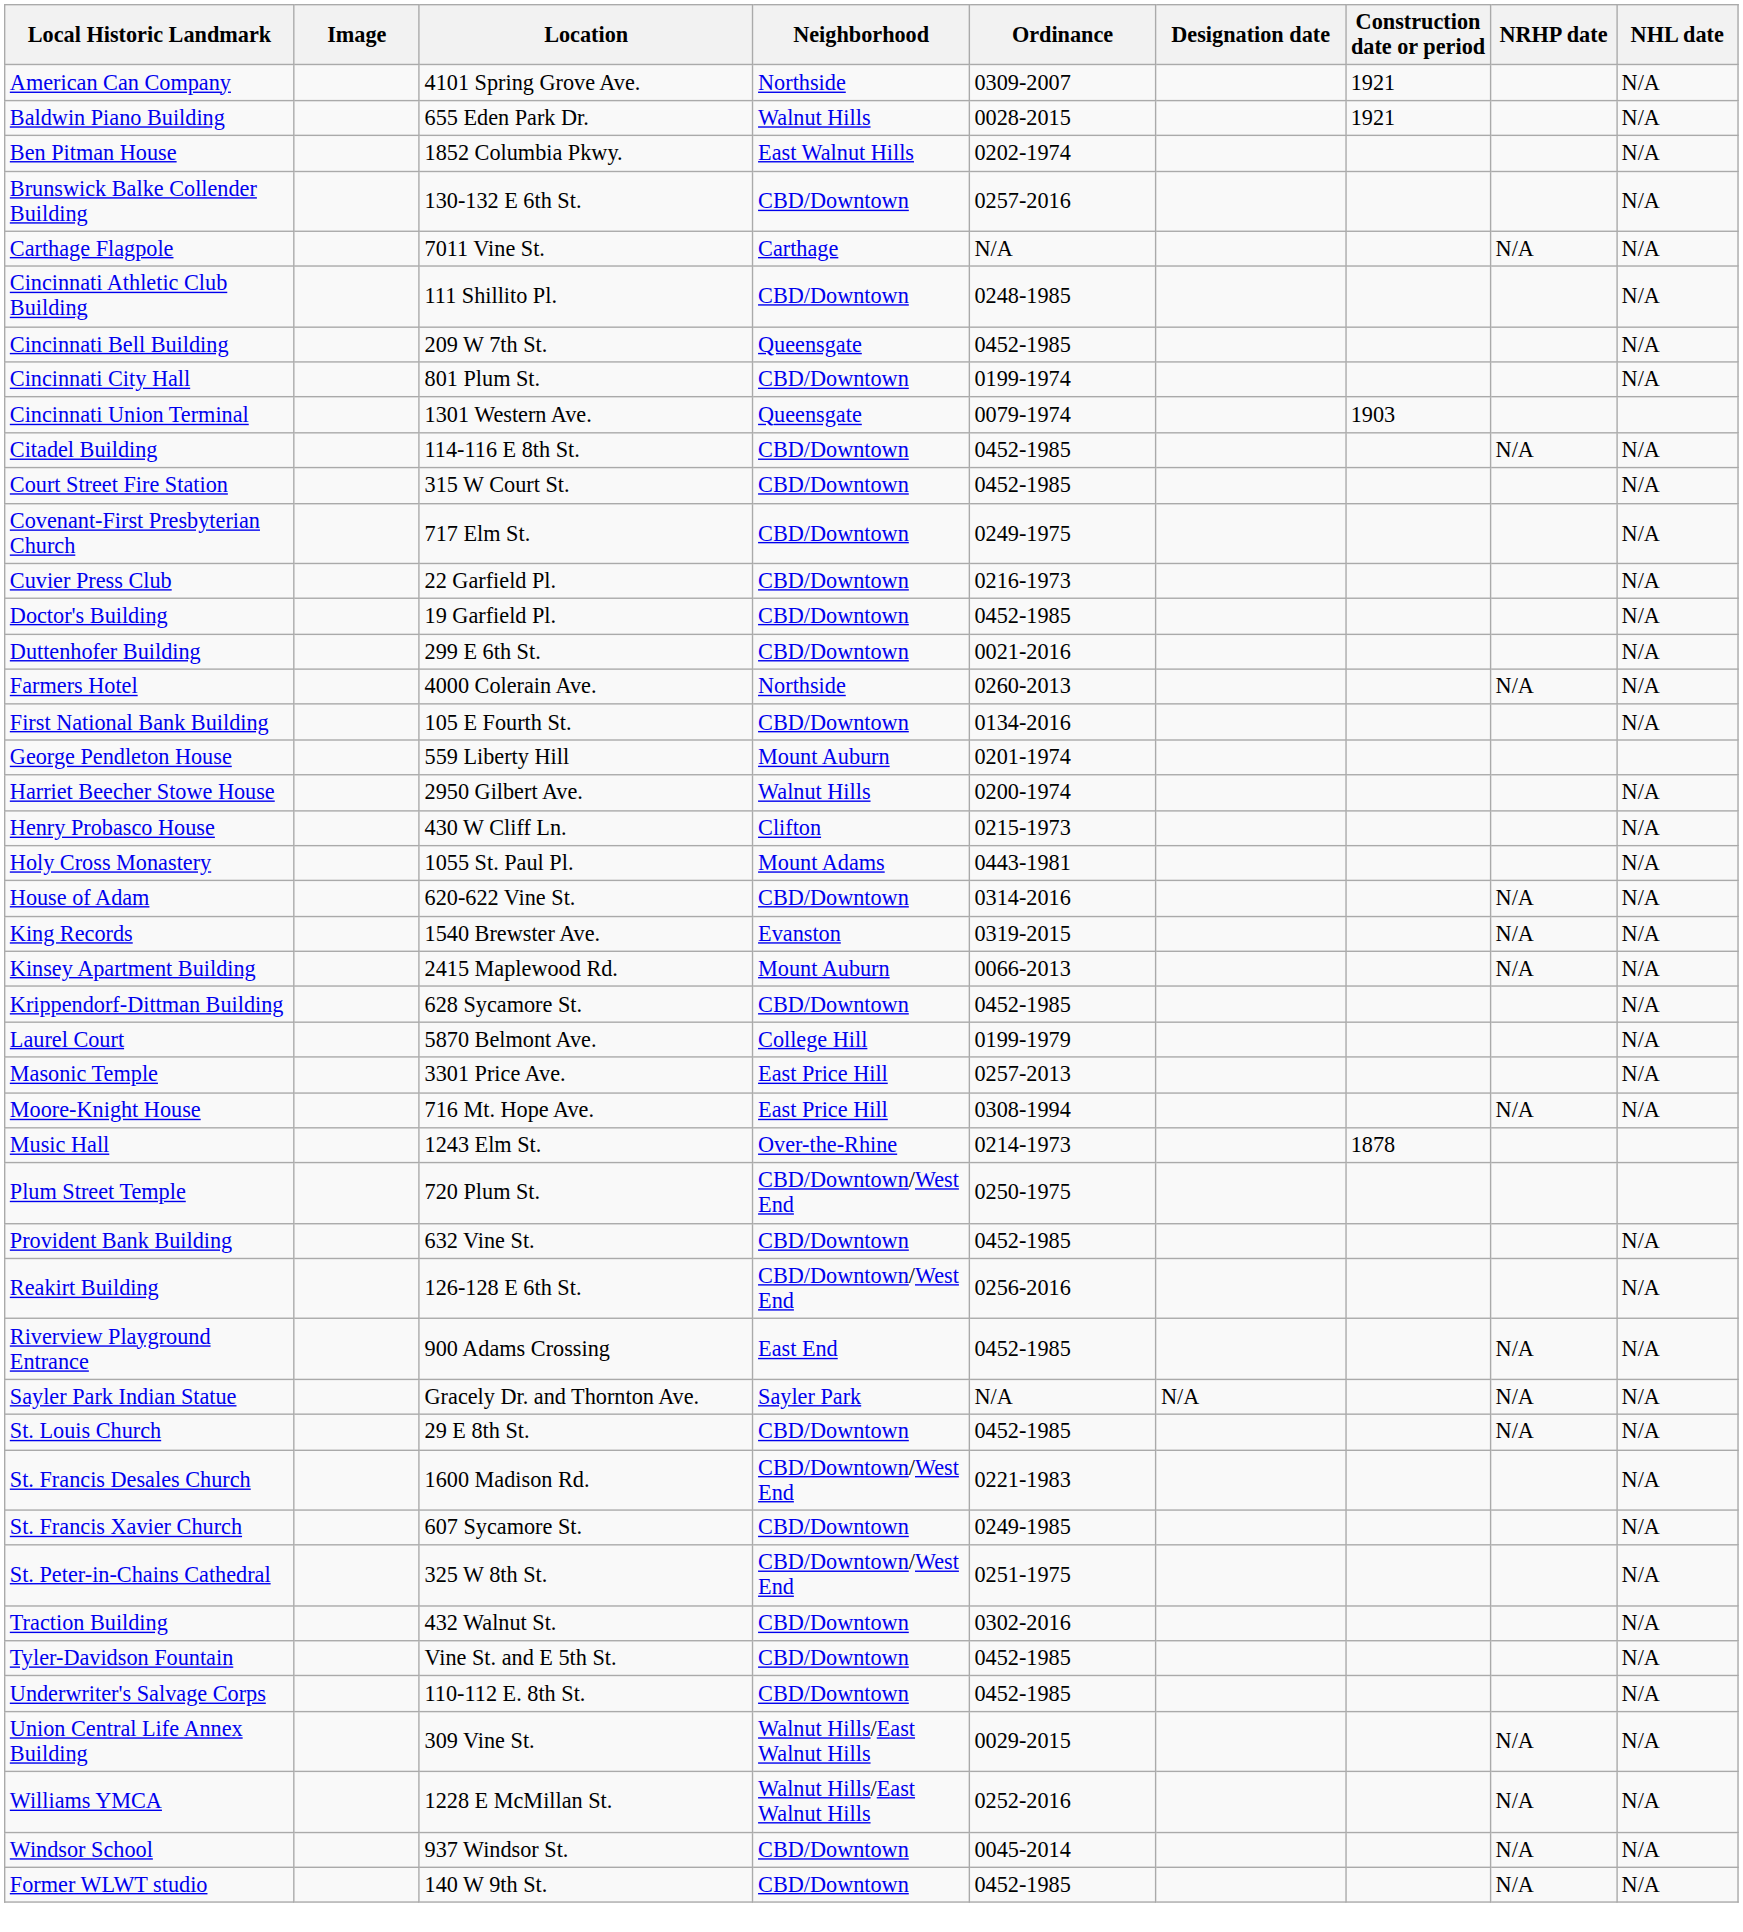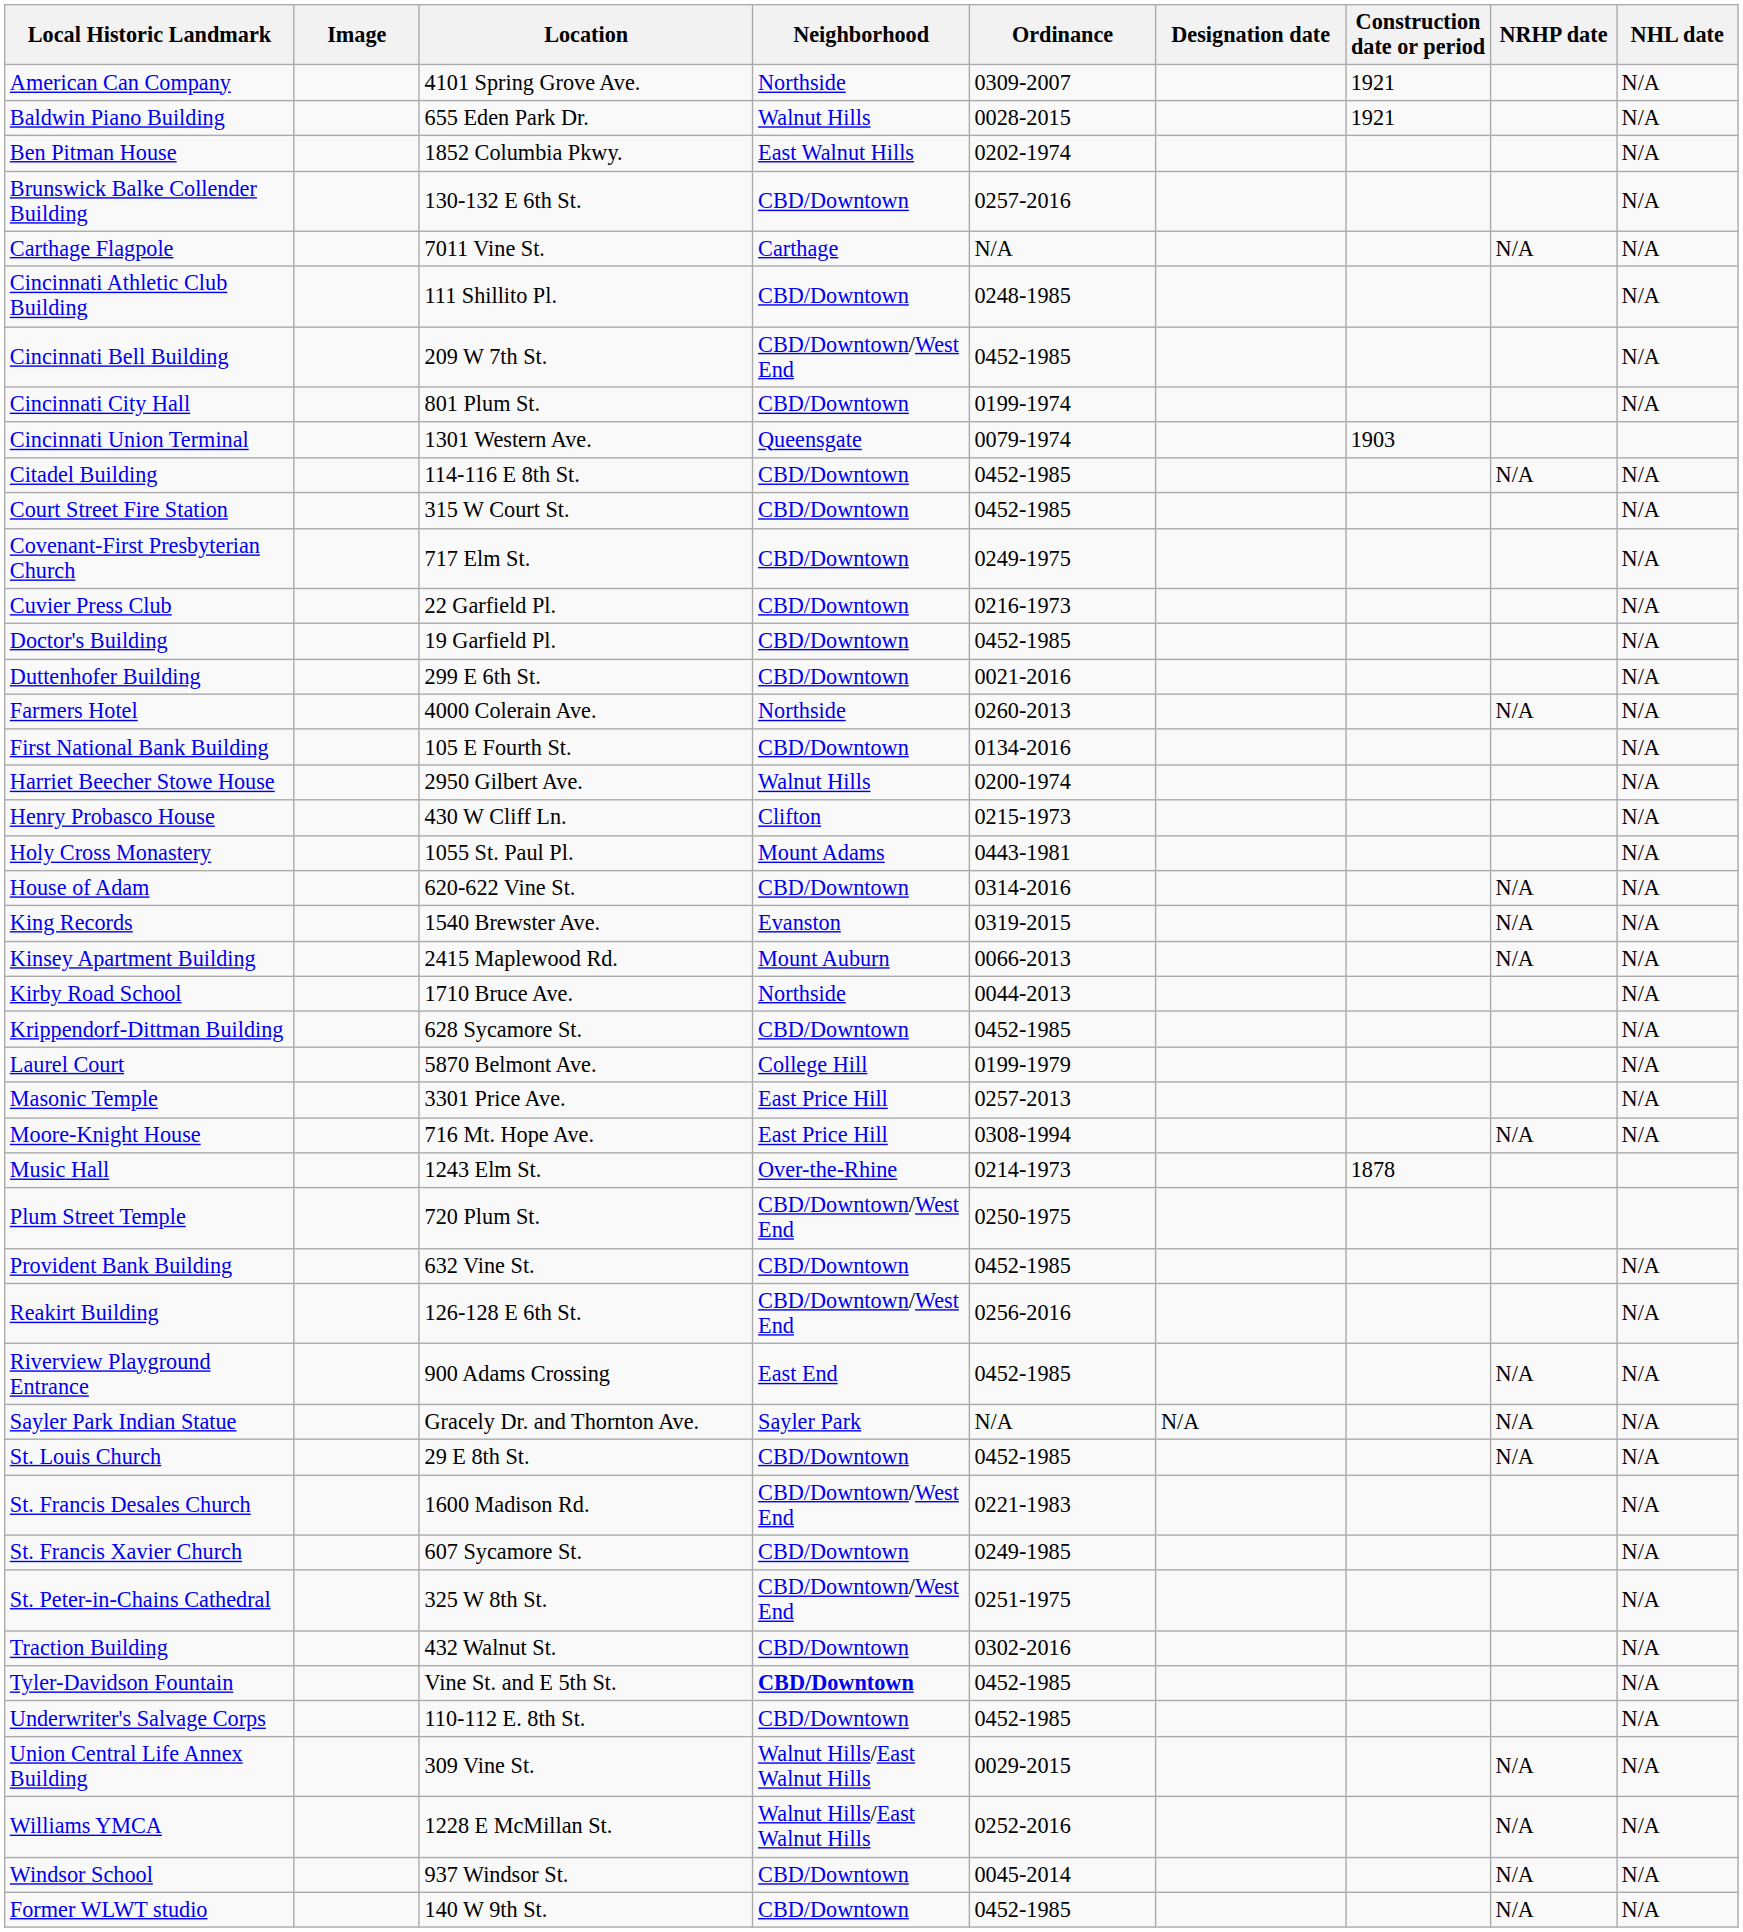(810, 344) Queensgate -> (858, 356) CBD/Downtown/West End
- row: (121, 757)
+ row: (96, 993)
(833, 1658) normal -> (836, 1683) bold
